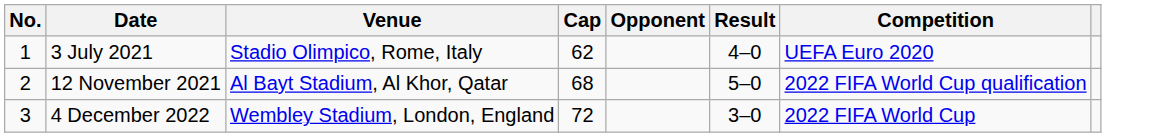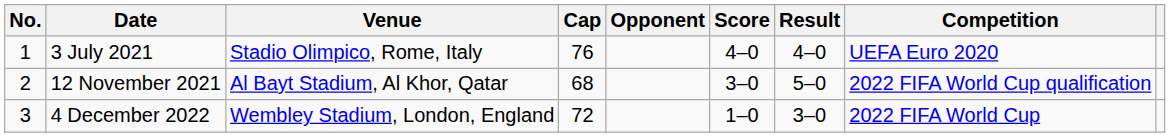+ column: (742, 20)
(582, 52) 62 -> (582, 52) 76
